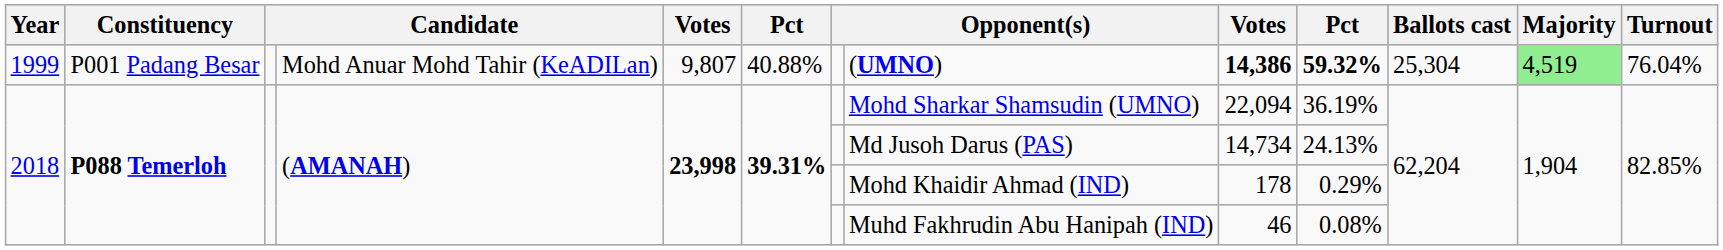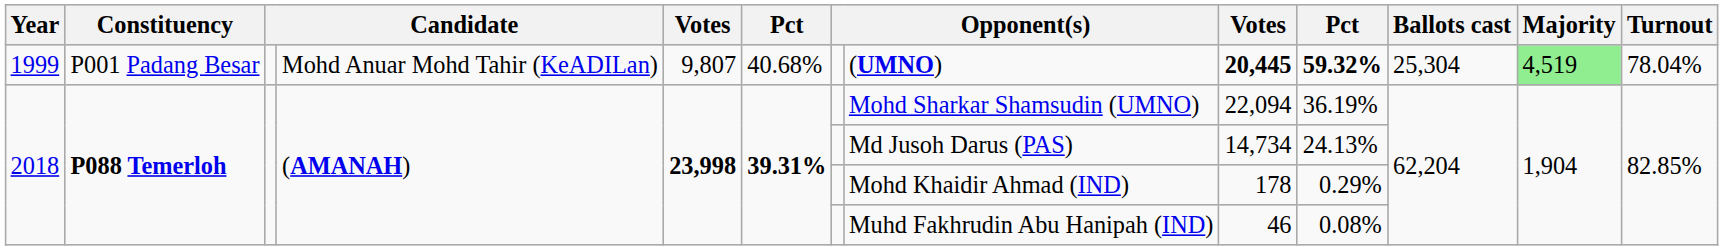(785, 64) 40.88% -> (785, 64) 40.68%
(1258, 64) 14,386 -> (1258, 64) 20,445
(1664, 64) 76.04% -> (1664, 64) 78.04%
